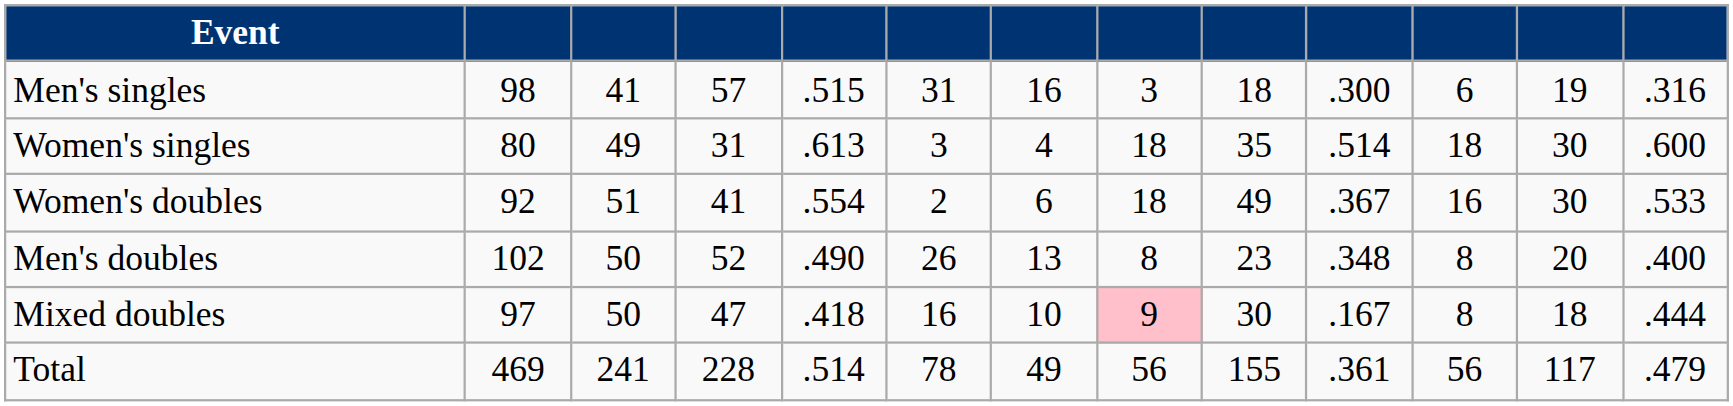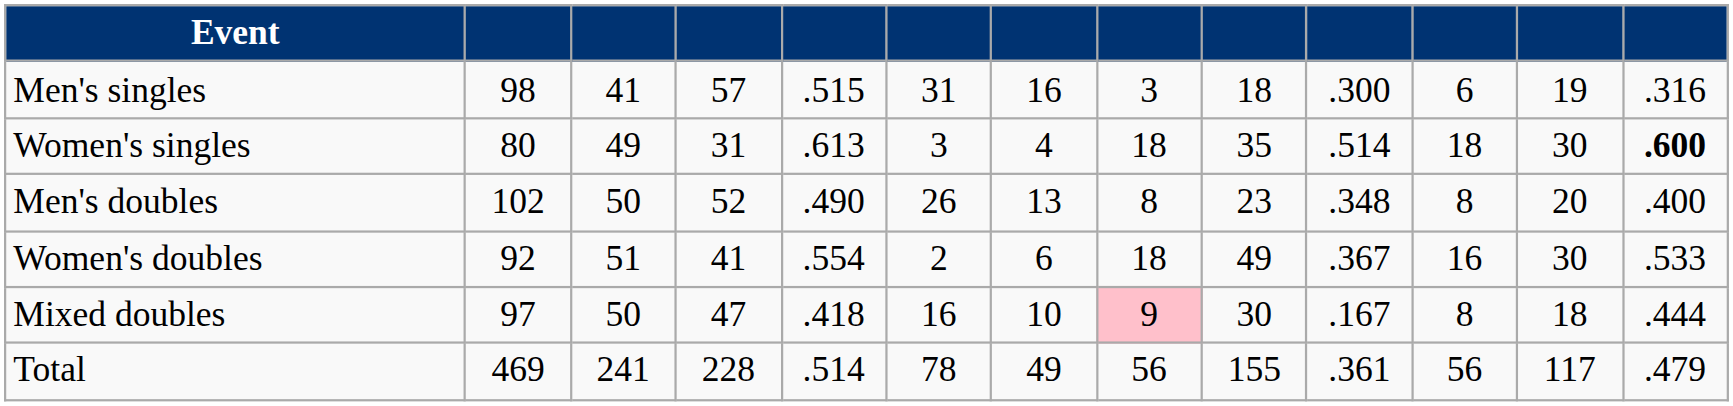(1675, 145) normal -> (1675, 145) bold
rows swapped: (116, 257) <-> (138, 201)
